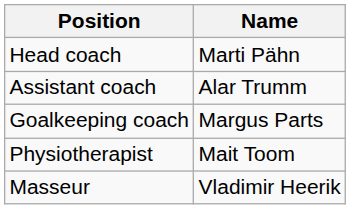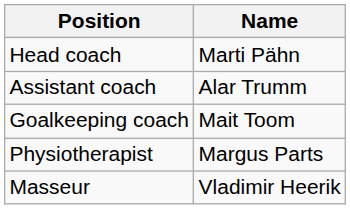(261, 120) Margus Parts -> (247, 120) Mait Toom
(247, 154) Mait Toom -> (261, 154) Margus Parts
